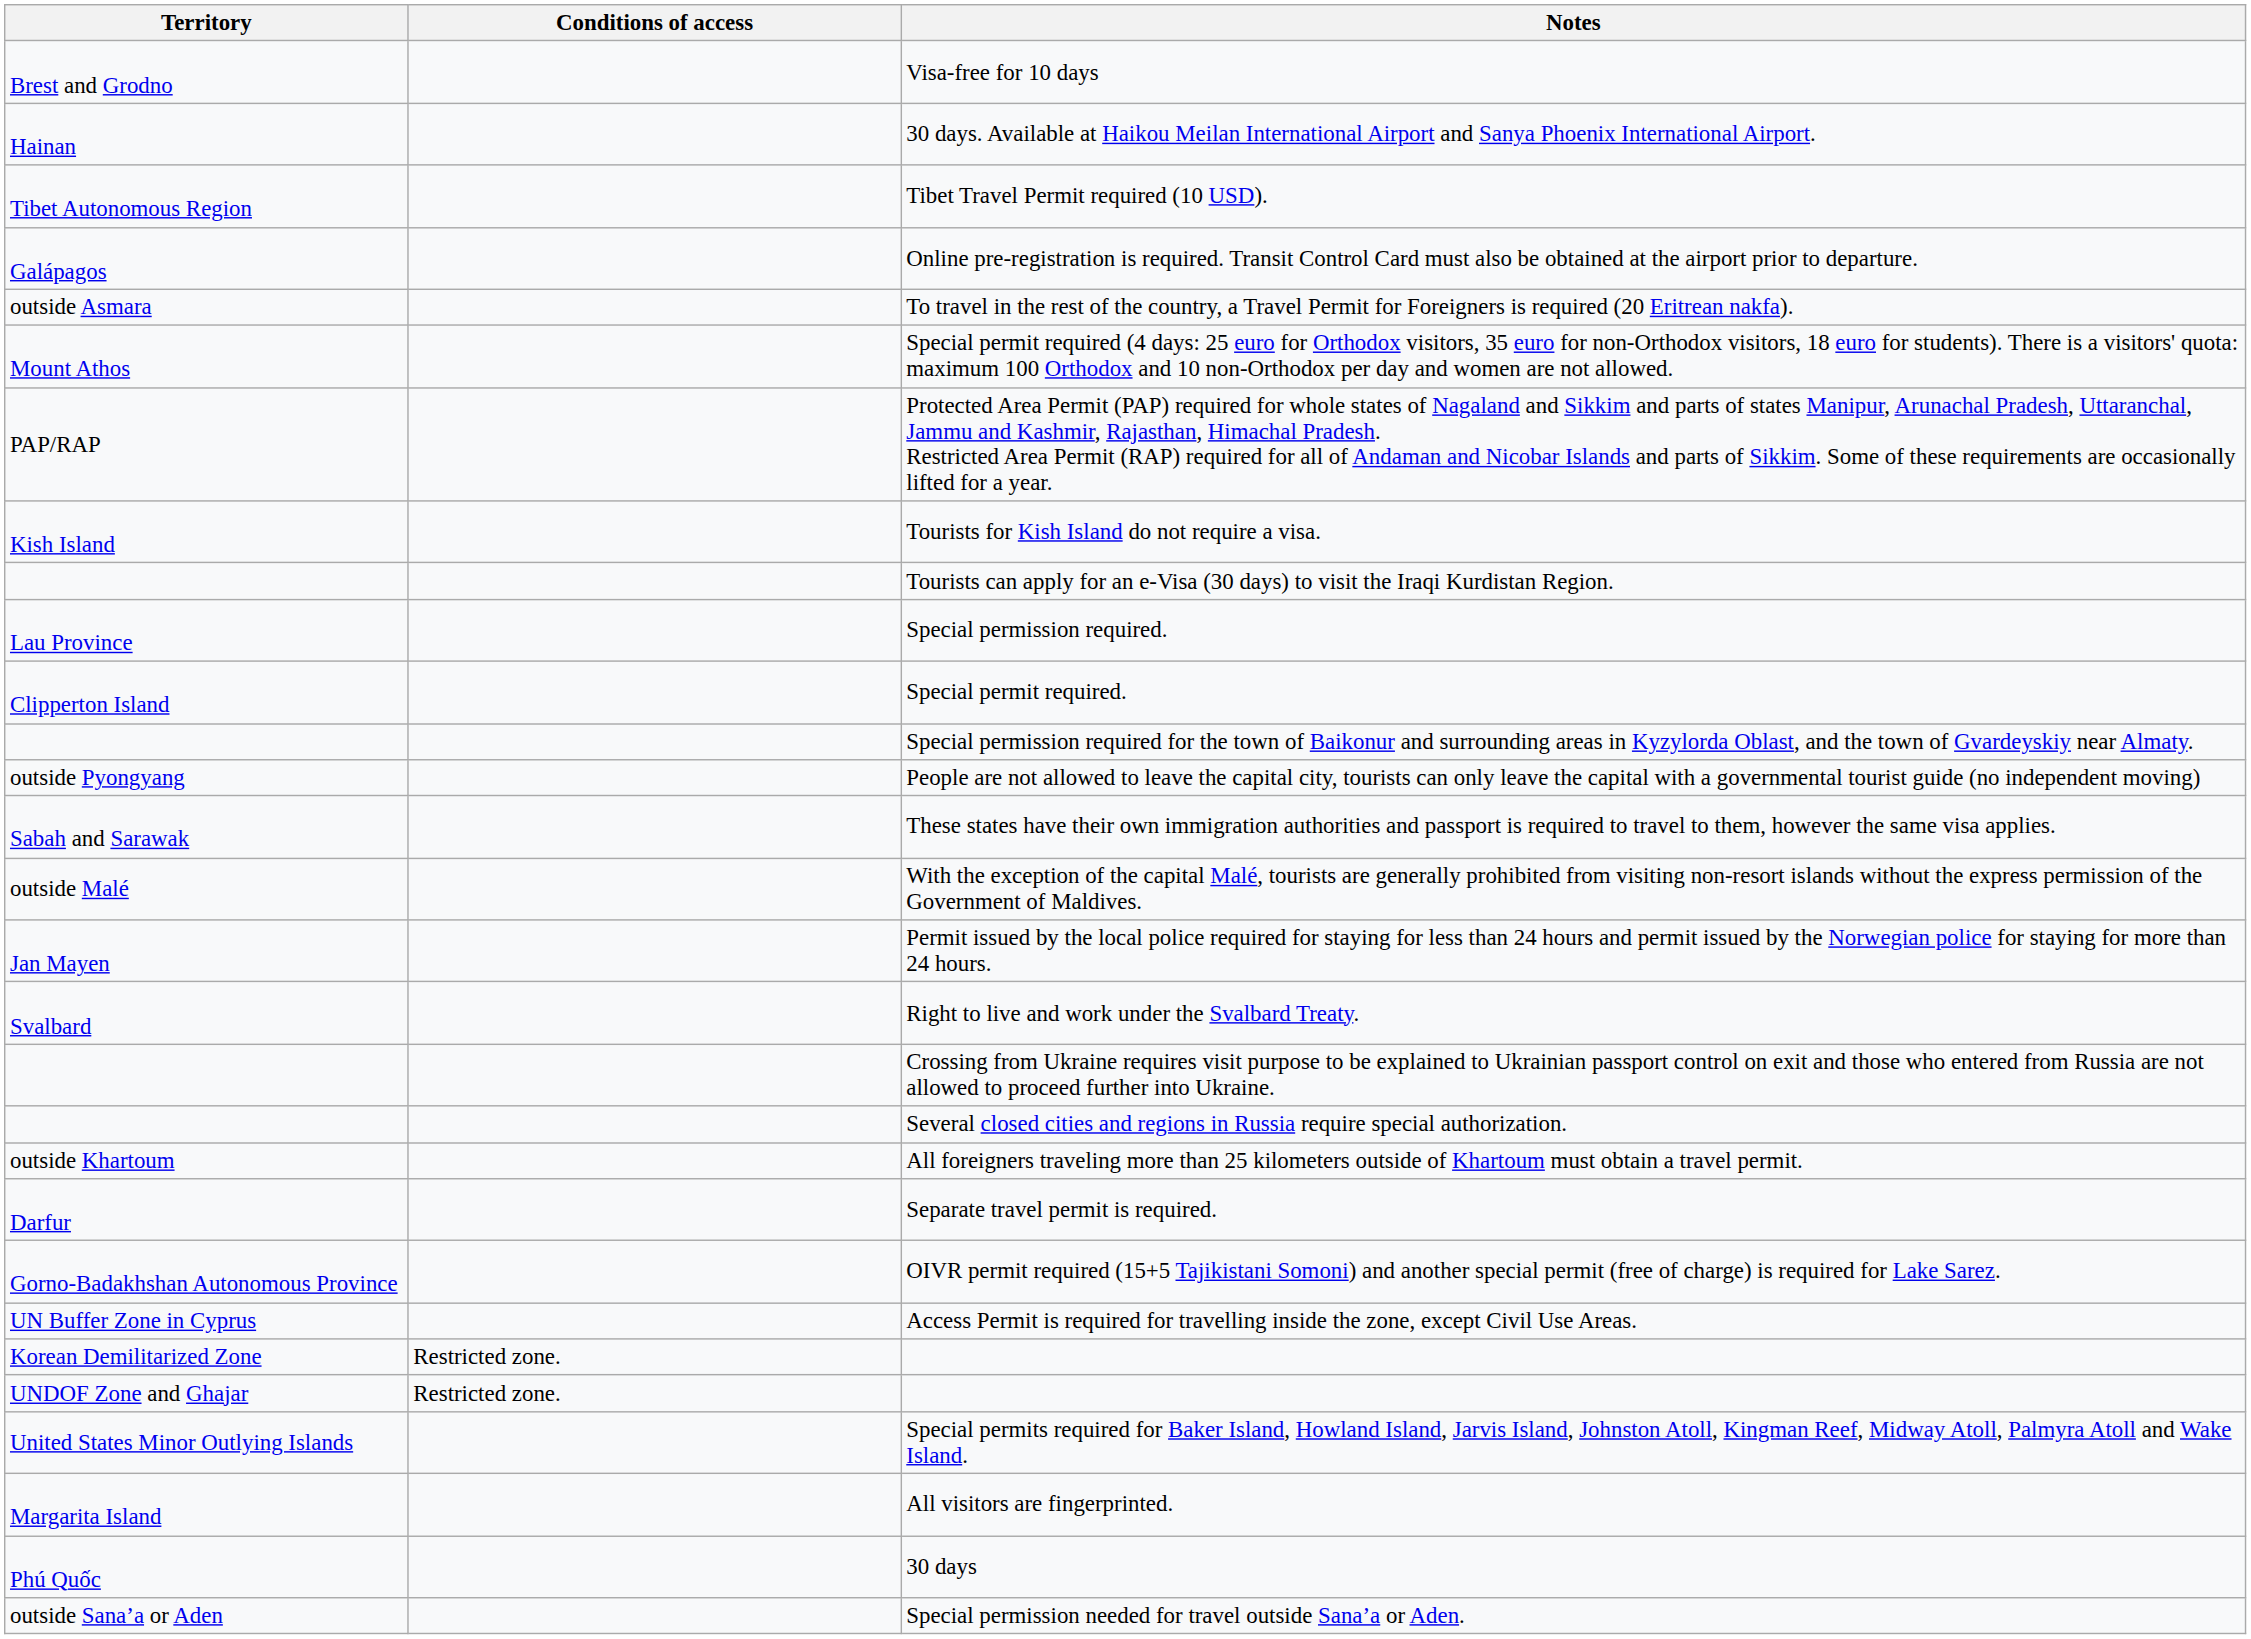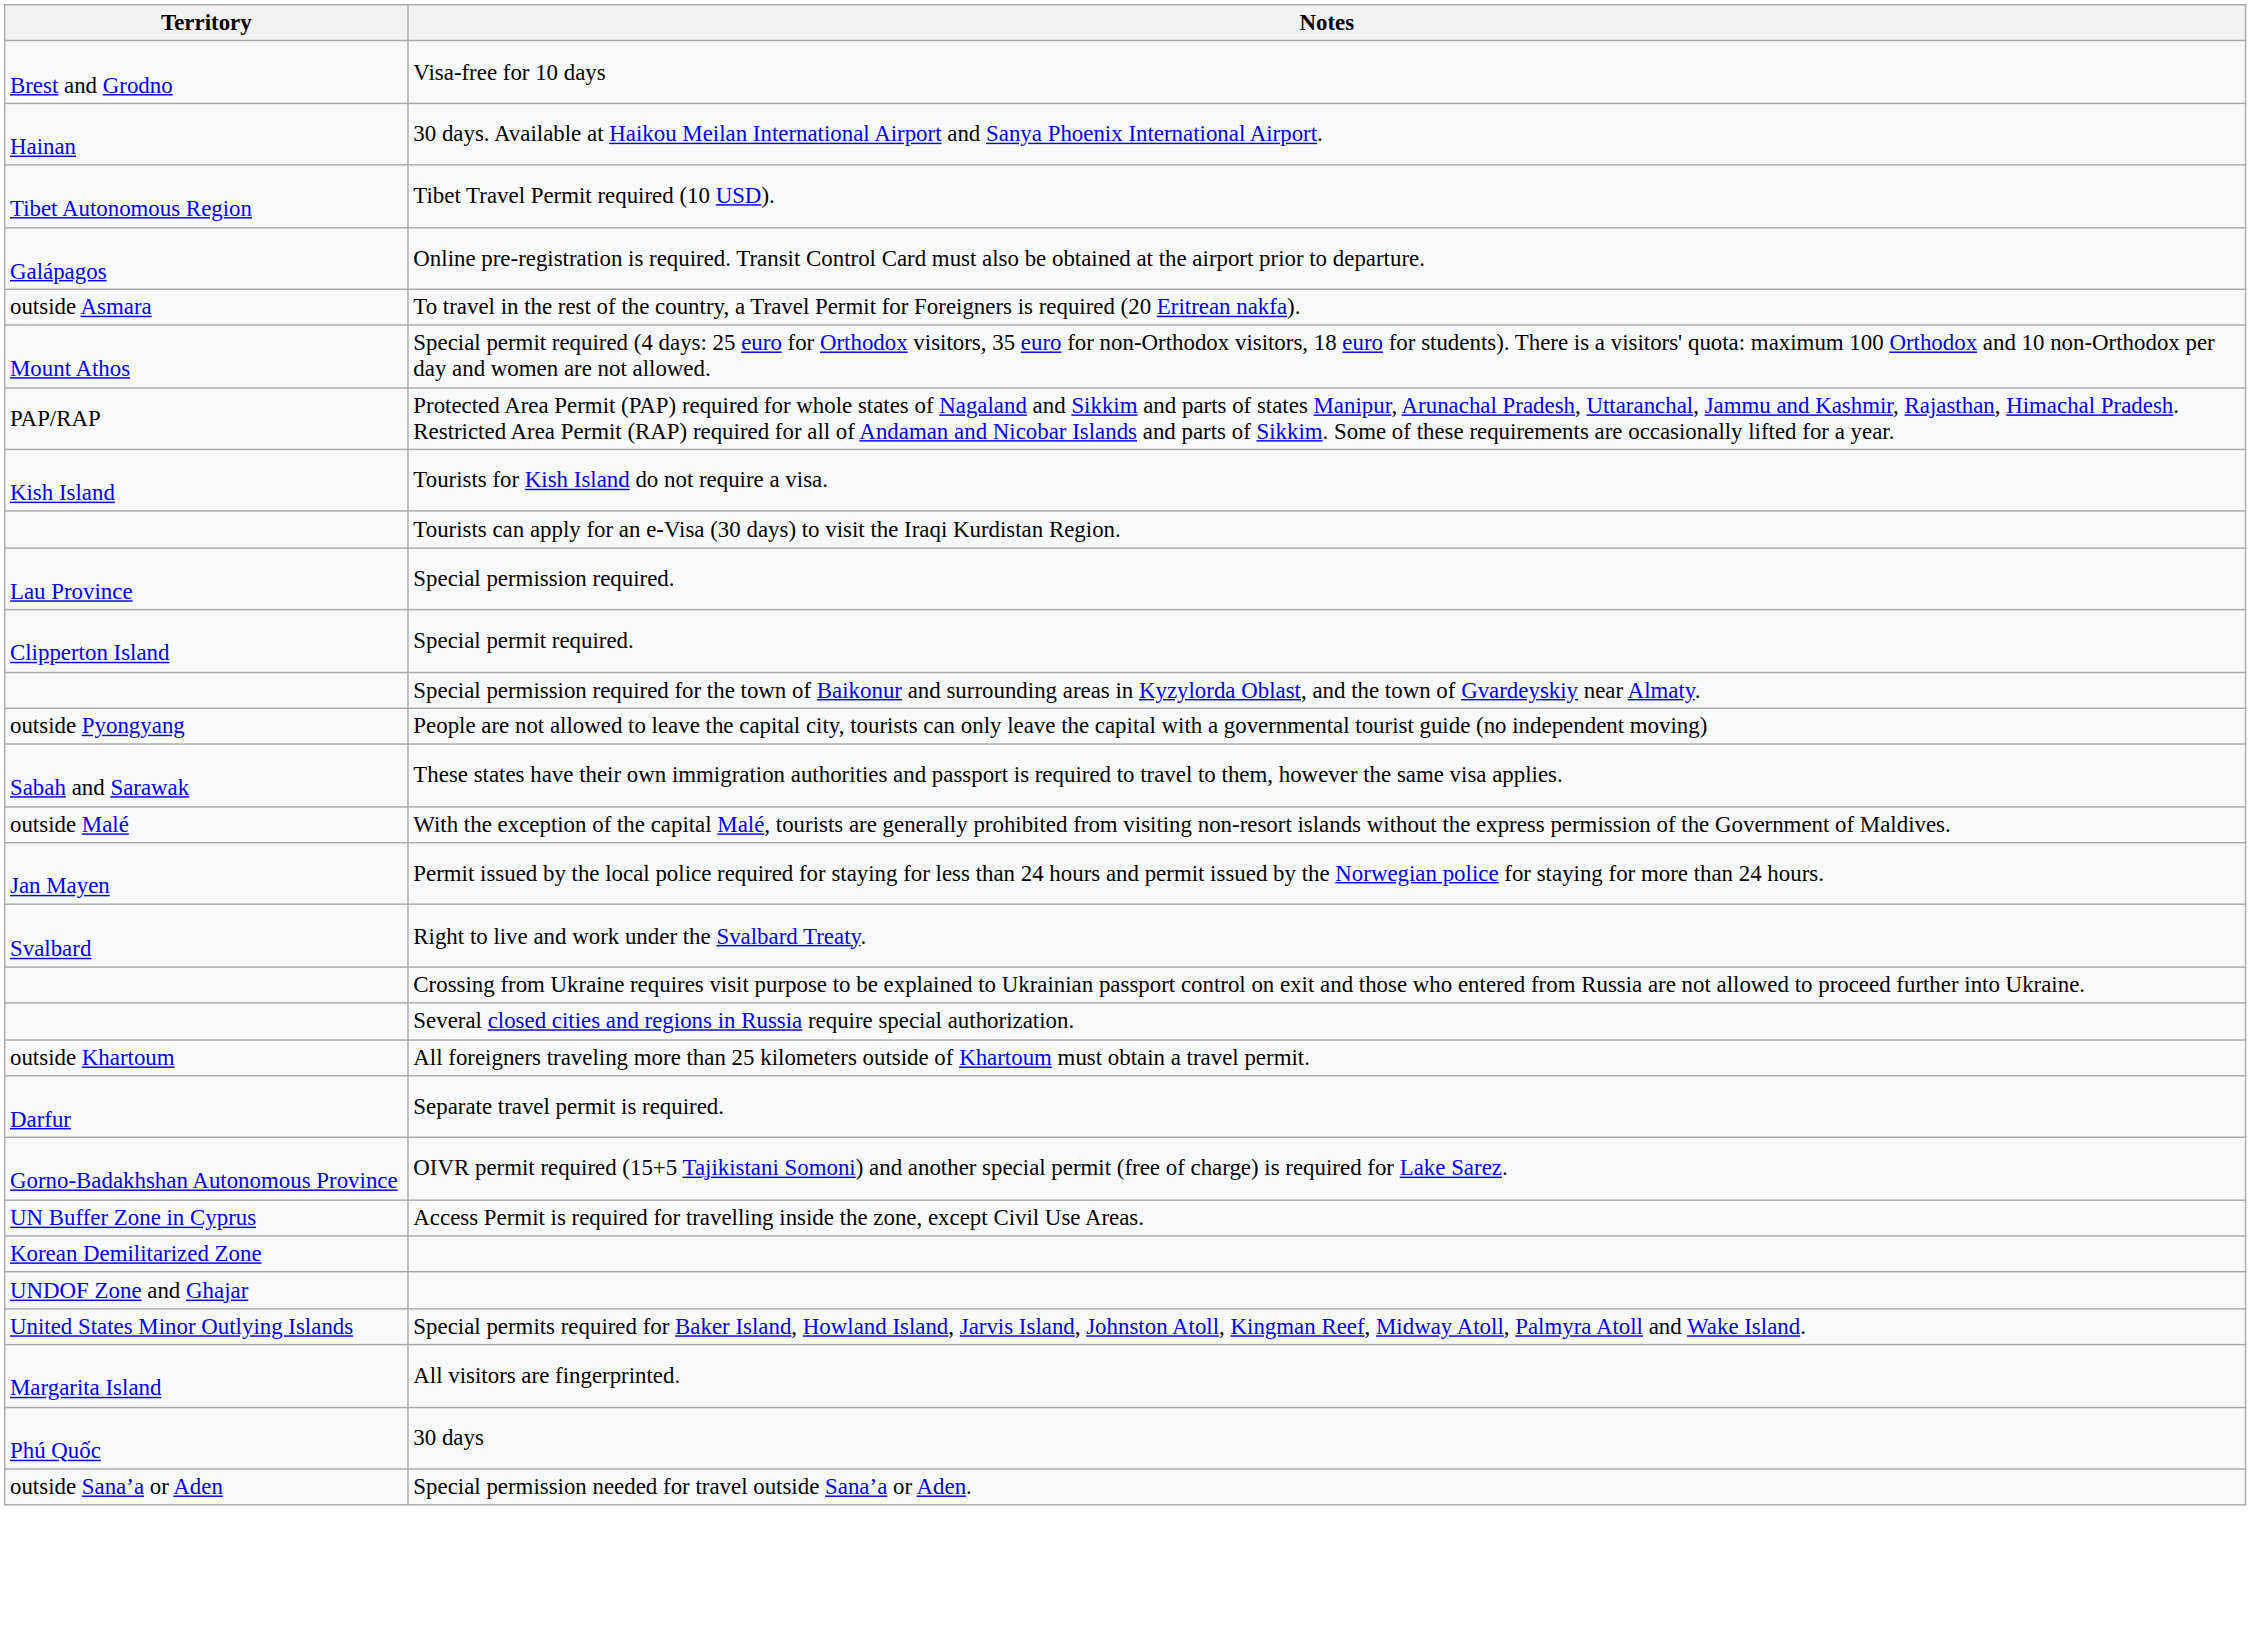- column: (655, 22)
